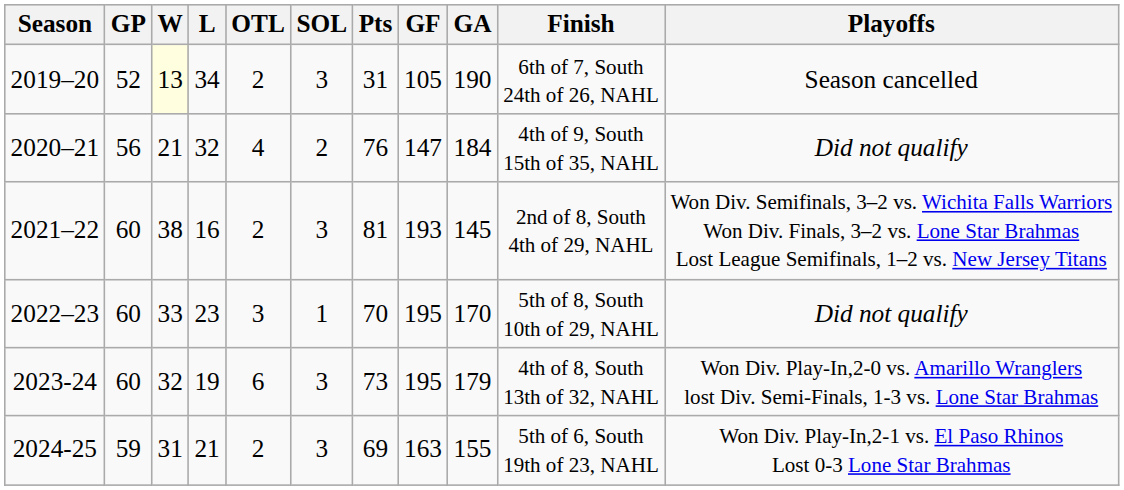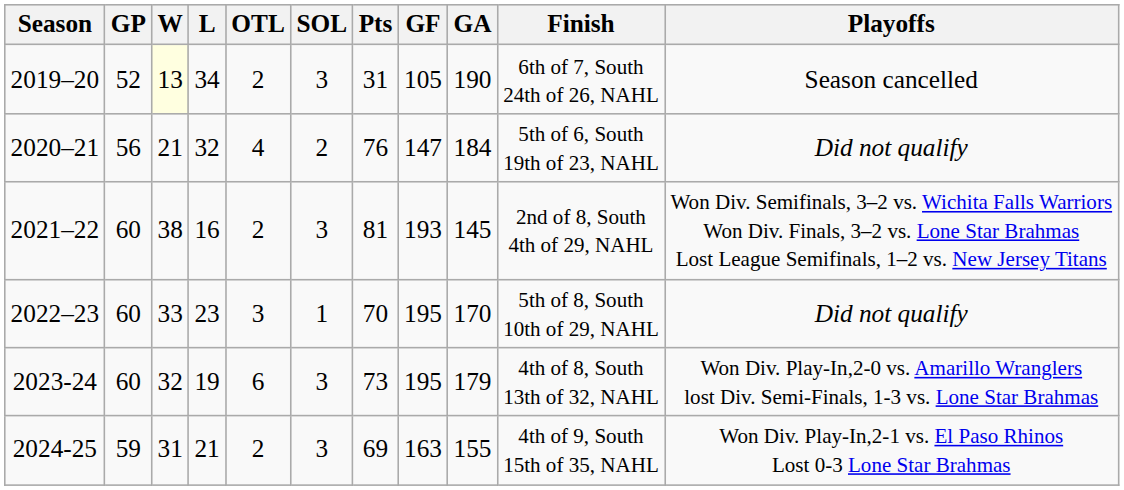(581, 148) 4th of 9, South 15th of 35, NAHL -> (581, 148) 5th of 6, South 19th of 23, NAHL
(581, 451) 5th of 6, South 19th of 23, NAHL -> (581, 451) 4th of 9, South 15th of 35, NAHL
